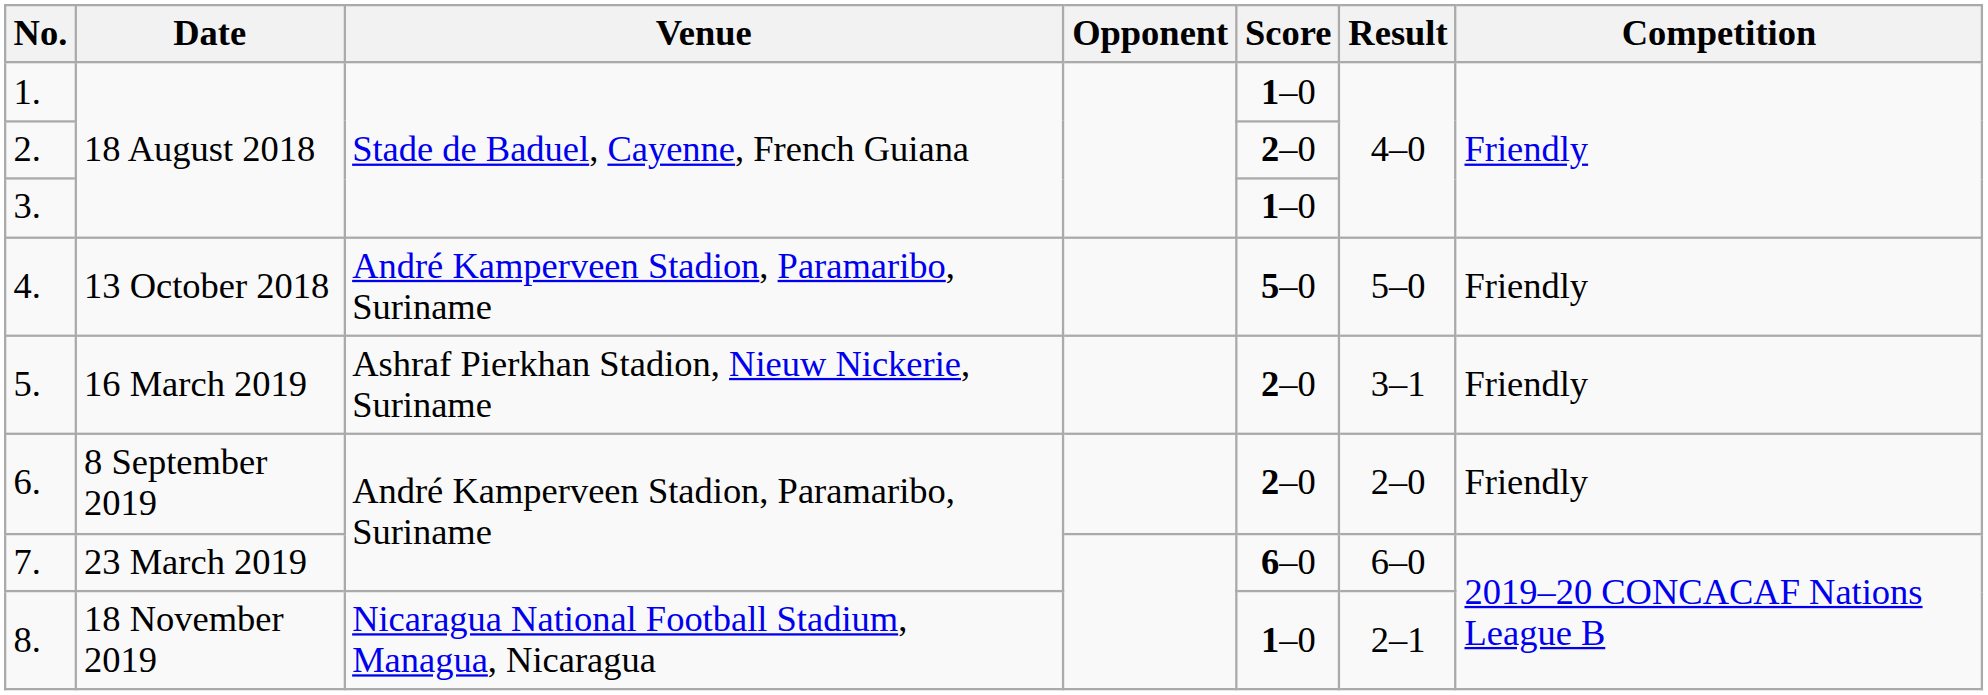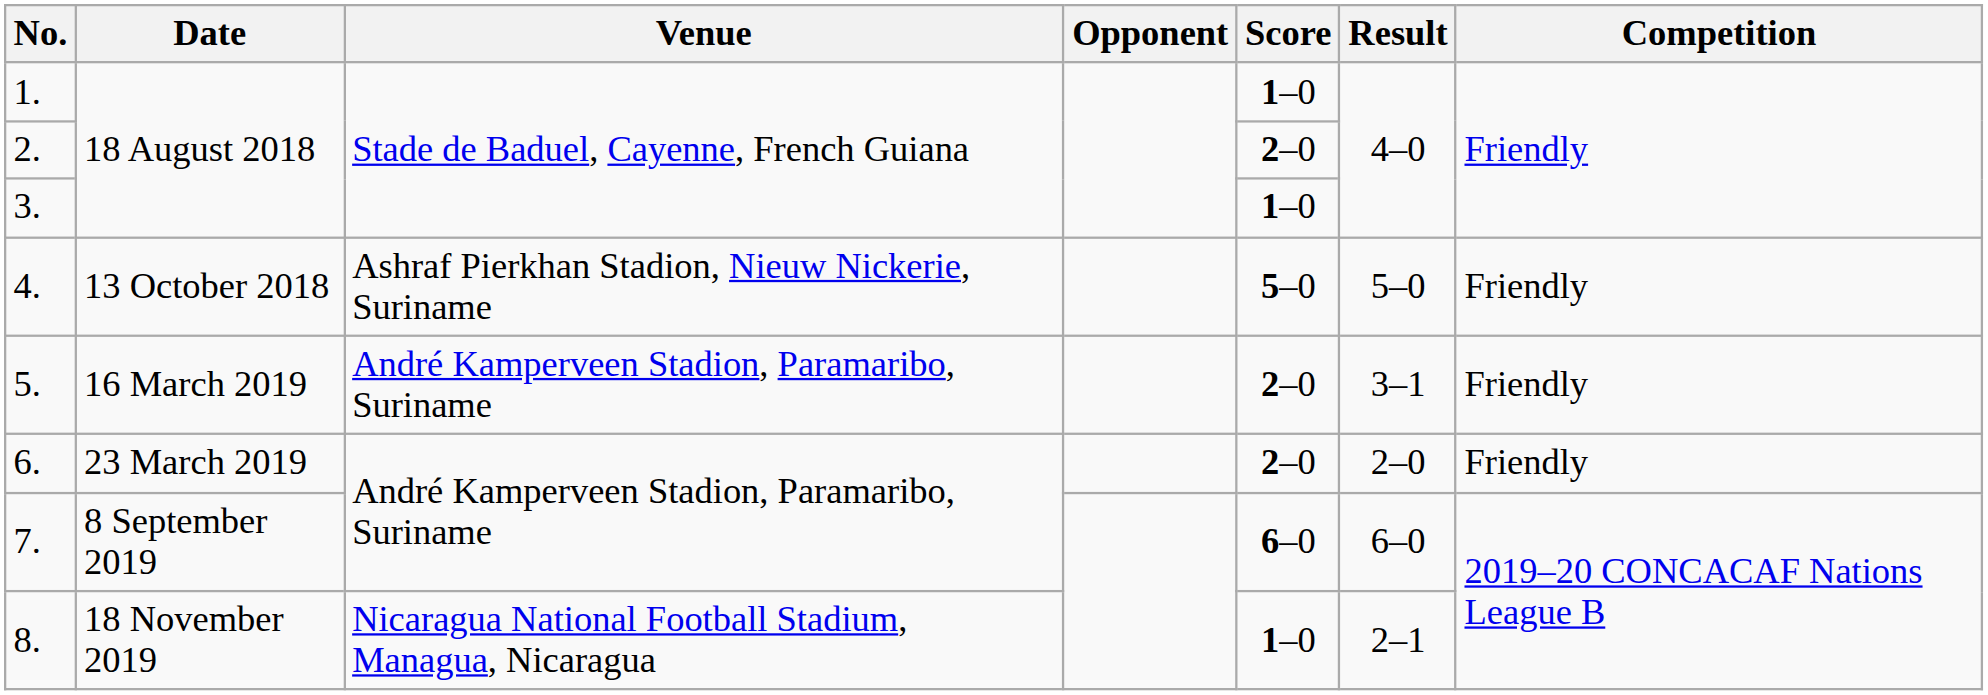(653, 285) André Kamperveen Stadion, Paramaribo, Suriname -> (661, 285) Ashraf Pierkhan Stadion, Nieuw Nickerie, Suriname
(661, 384) Ashraf Pierkhan Stadion, Nieuw Nickerie, Suriname -> (653, 384) André Kamperveen Stadion, Paramaribo, Suriname
(176, 483) 8 September 2019 -> (196, 462) 23 March 2019
(196, 561) 23 March 2019 -> (176, 541) 8 September 2019
